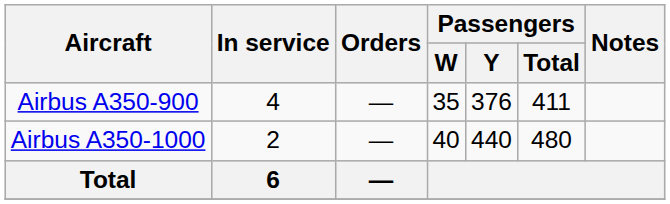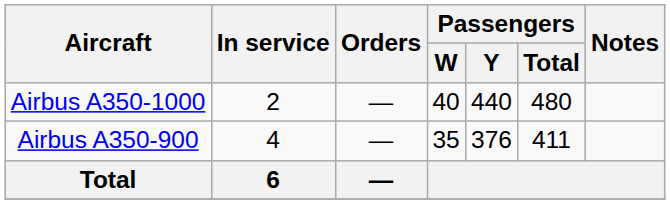rows swapped: (108, 101) <-> (108, 140)
